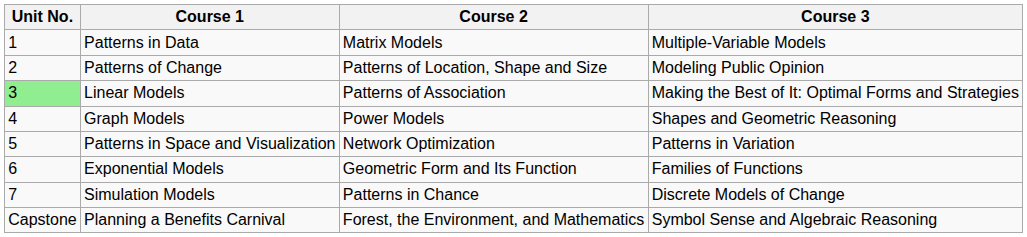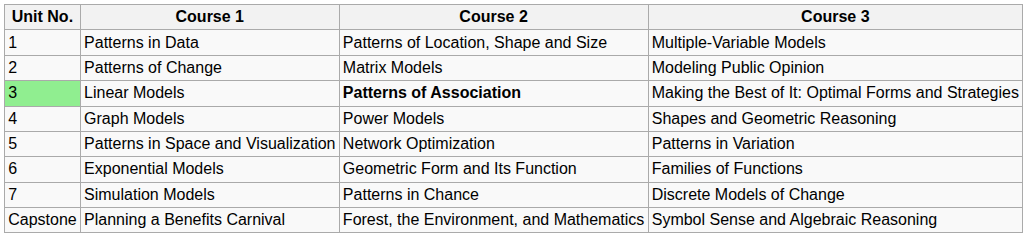(393, 42) Matrix Models -> (475, 42) Patterns of Location, Shape and Size
(475, 67) Patterns of Location, Shape and Size -> (393, 67) Matrix Models
(424, 93) normal -> (432, 93) bold
